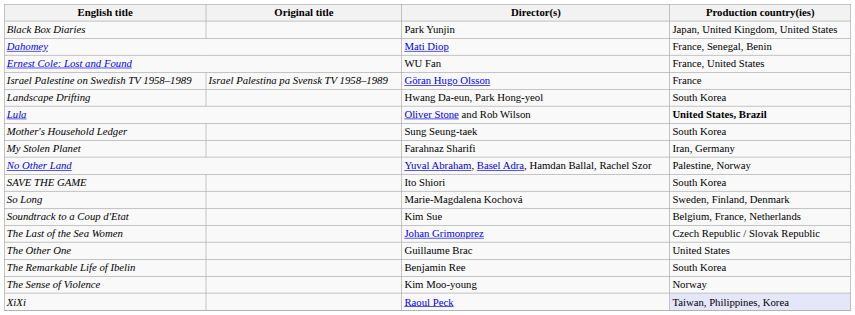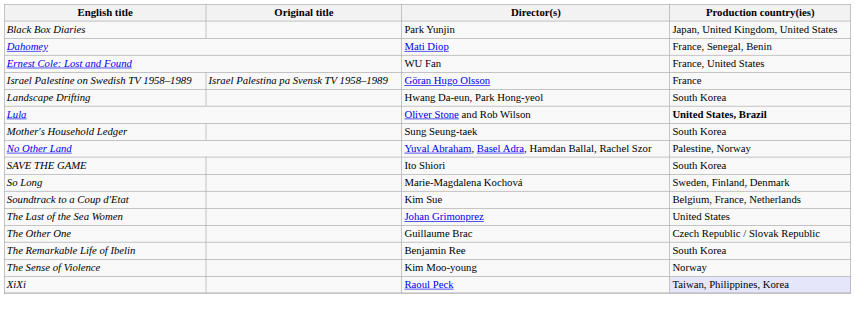- row: (44, 149)
(746, 234) Czech Republic / Slovak Republic -> (701, 217) United States
(701, 251) United States -> (746, 234) Czech Republic / Slovak Republic
